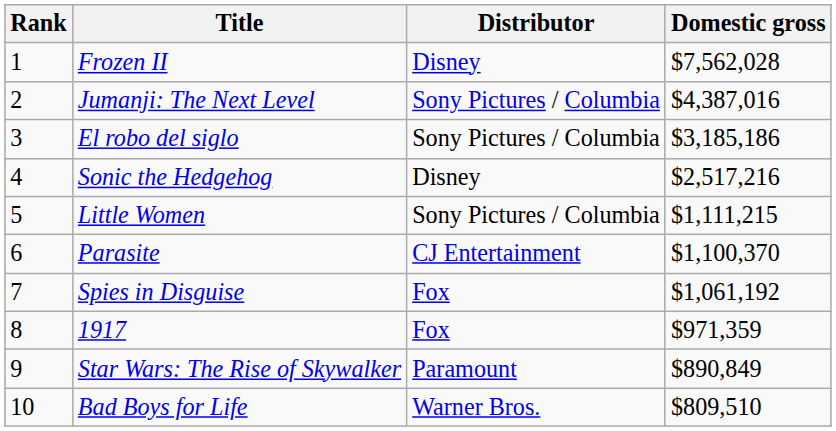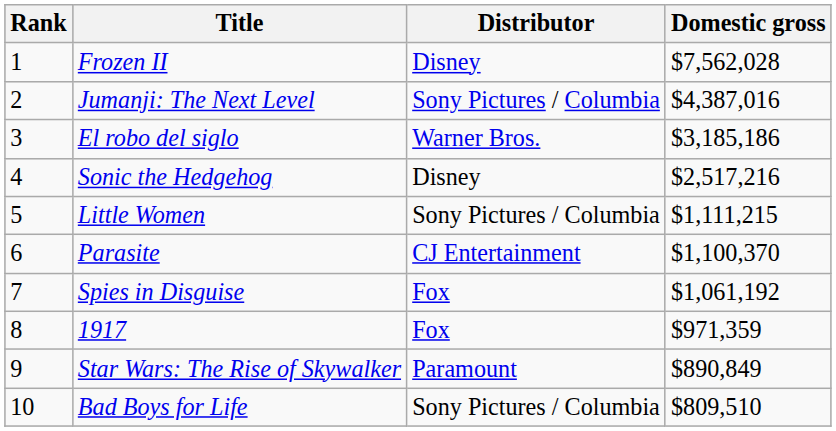(536, 138) Sony Pictures / Columbia -> (476, 138) Warner Bros.
(476, 406) Warner Bros. -> (536, 406) Sony Pictures / Columbia
